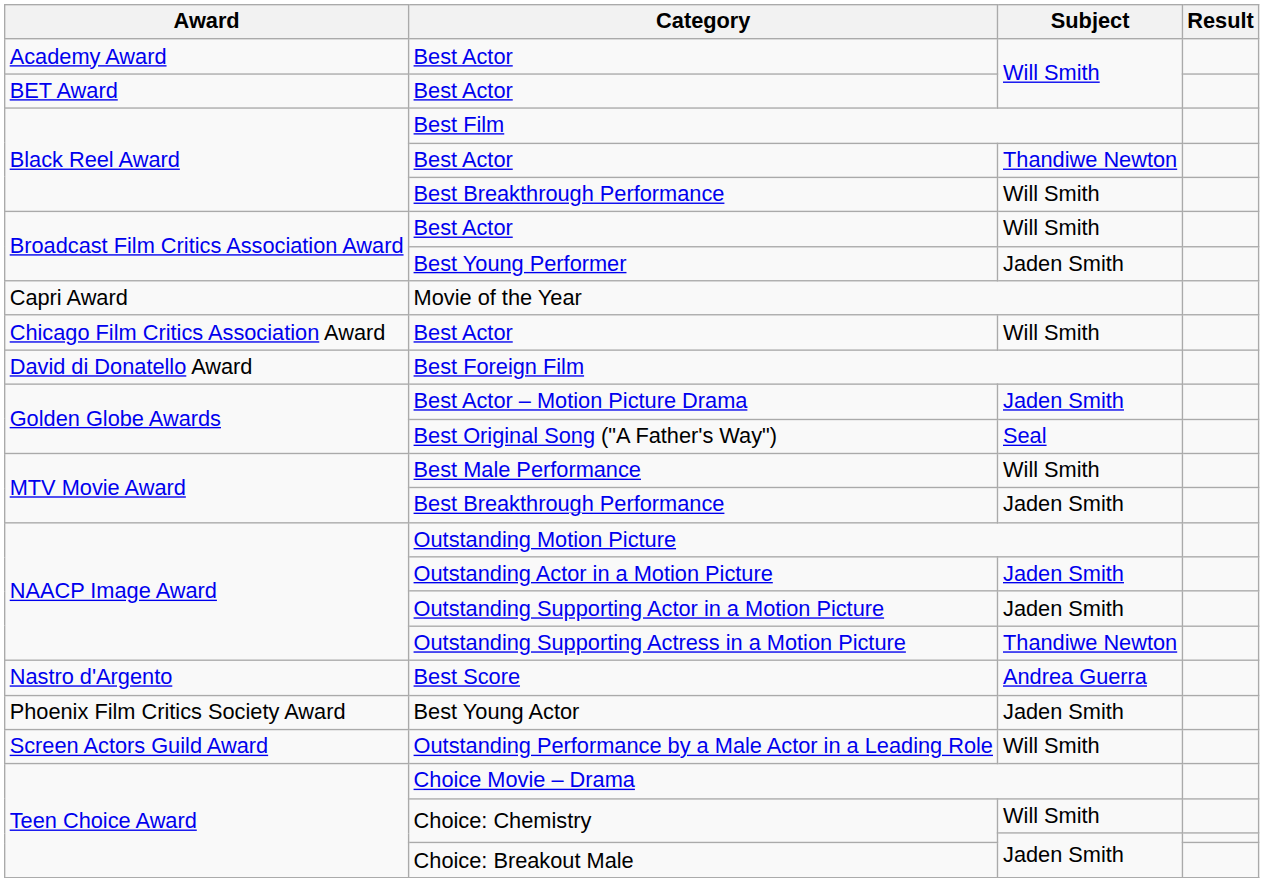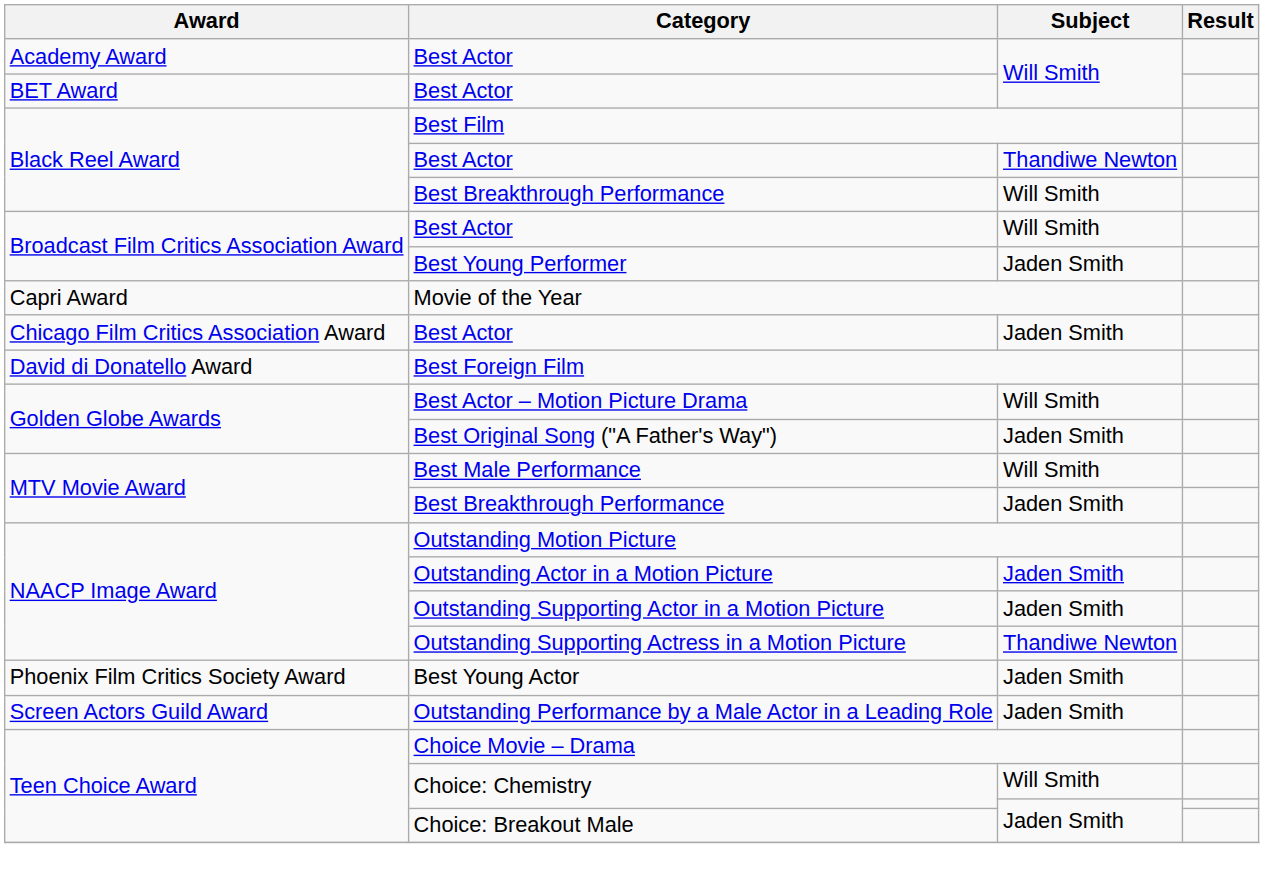(1051, 332) Will Smith -> (1063, 332) Jaden Smith
(1063, 401) Jaden Smith -> (1051, 401) Will Smith
(1025, 435) Seal -> (1063, 435) Jaden Smith
- row: (91, 677)
(1051, 746) Will Smith -> (1063, 711) Jaden Smith
